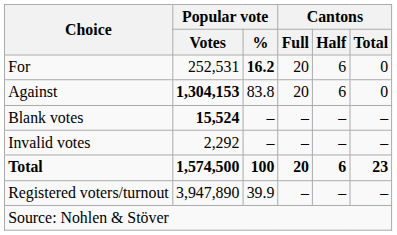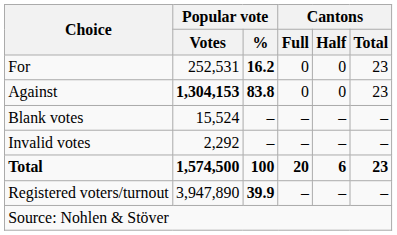(301, 67) 20 -> (305, 67) 0
(342, 67) 6 -> (342, 67) 0
(384, 67) 0 -> (380, 67) 23
(261, 92) normal -> (261, 92) bold
(301, 92) 20 -> (305, 92) 0
(342, 92) 6 -> (342, 92) 0
(384, 92) 0 -> (380, 92) 23
(218, 117) bold -> (218, 117) normal
(261, 192) normal -> (261, 192) bold
